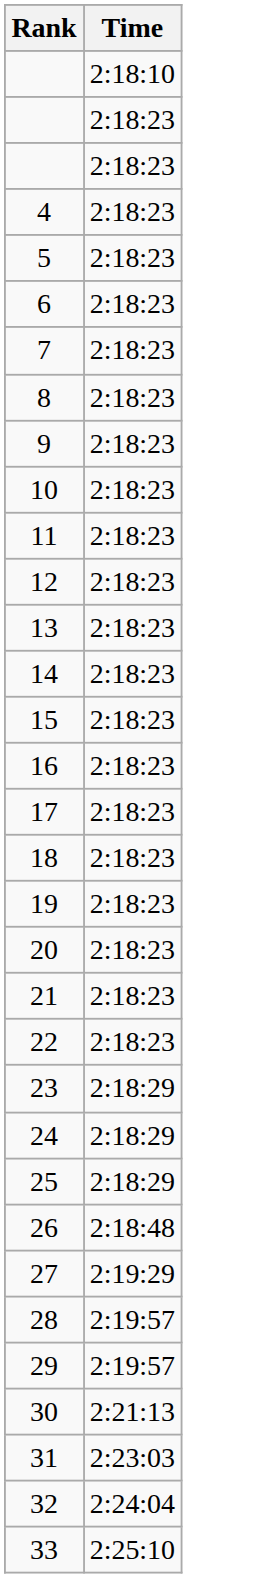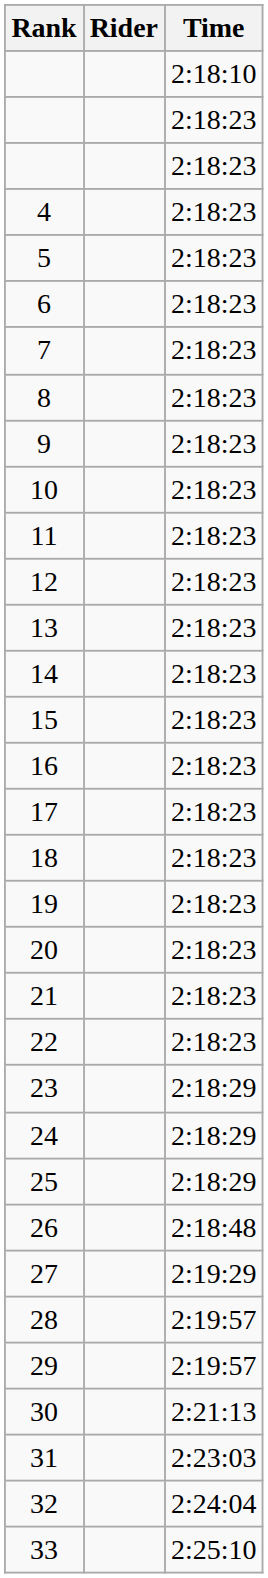+ column: (124, 27)
